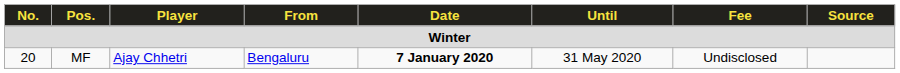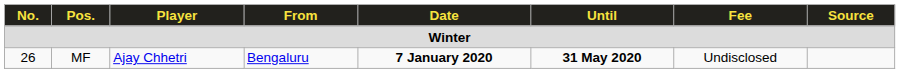(28, 58) 20 -> (28, 58) 26
(602, 58) normal -> (602, 58) bold
